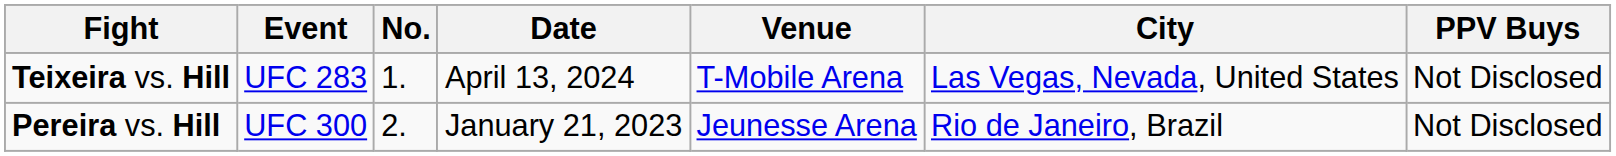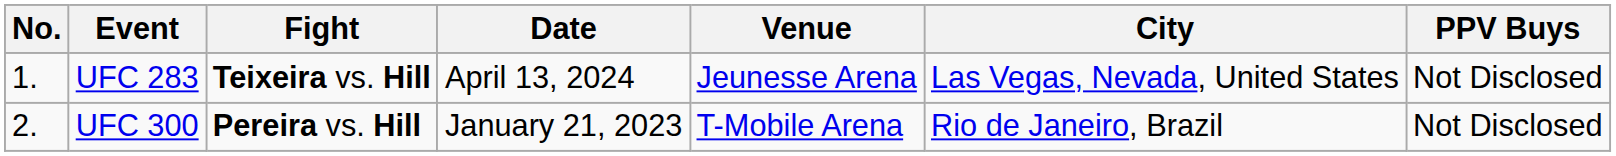columns swapped: (406, 28) <-> (121, 28)
(800, 77) T-Mobile Arena -> (807, 77) Jeunesse Arena
(807, 126) Jeunesse Arena -> (800, 126) T-Mobile Arena
